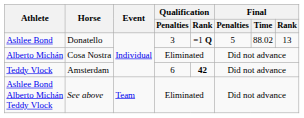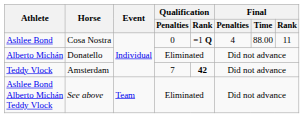(85, 40) Donatello -> (89, 40) Cosa Nostra
(172, 40) 3 -> (172, 40) 0
(233, 40) 5 -> (233, 40) 4
(263, 40) 88.02 -> (263, 40) 88.00
(287, 40) 13 -> (287, 40) 11
(89, 55) Cosa Nostra -> (85, 55) Donatello
(172, 70) 6 -> (172, 70) 7
